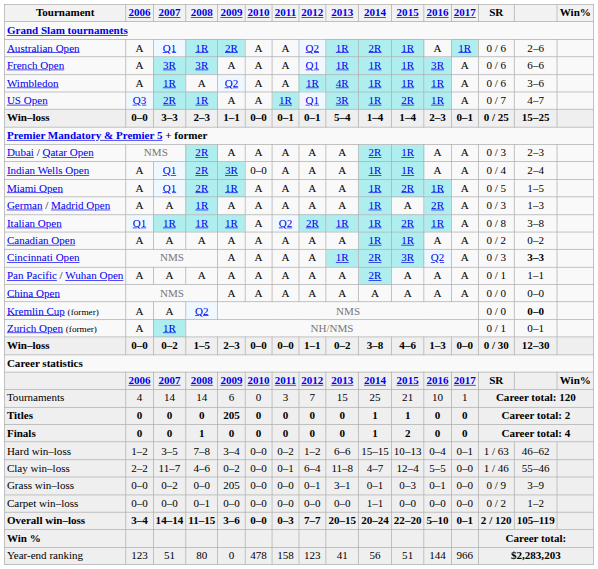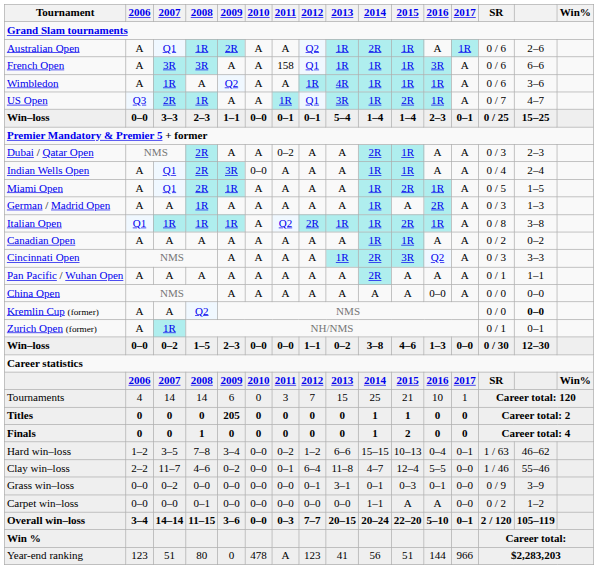(285, 65) A -> (285, 65) 158
(285, 153) A -> (285, 153) 0–2
(536, 258) bold -> (536, 258) normal
(438, 293) A -> (438, 293) 0–0
(231, 485) 205 -> (231, 485) 0–0
(408, 503) 0–0 -> (408, 503) A
(438, 503) 0–0 -> (438, 503) A
(285, 556) 158 -> (285, 556) A
